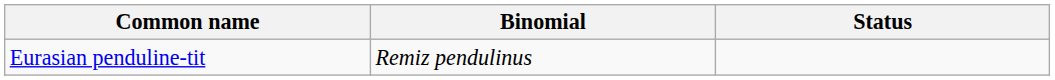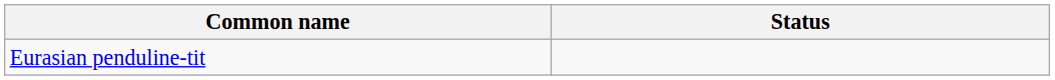- column: (543, 22)
